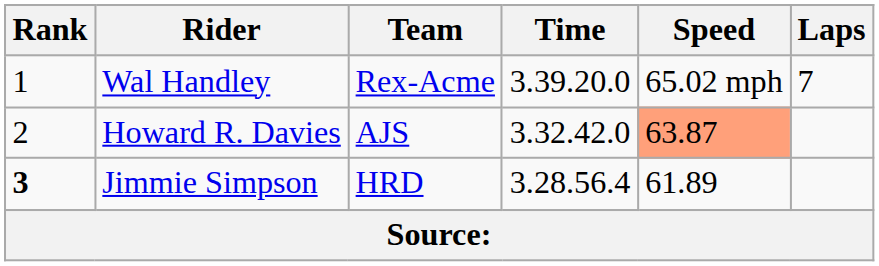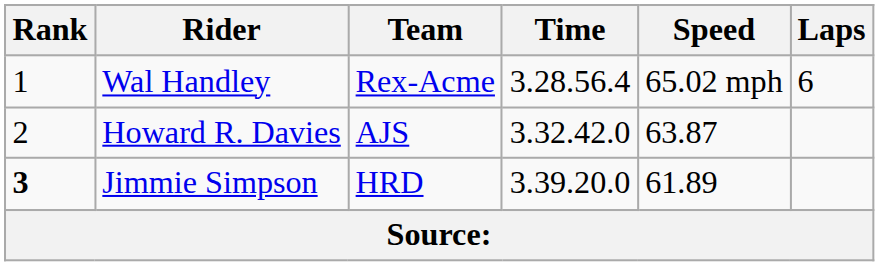(570, 81) 3.39.20.0 -> (570, 81) 3.28.56.4
(806, 81) 7 -> (806, 81) 6
(681, 132) lightsalmon background -> (681, 132) no background
(570, 183) 3.28.56.4 -> (570, 183) 3.39.20.0
